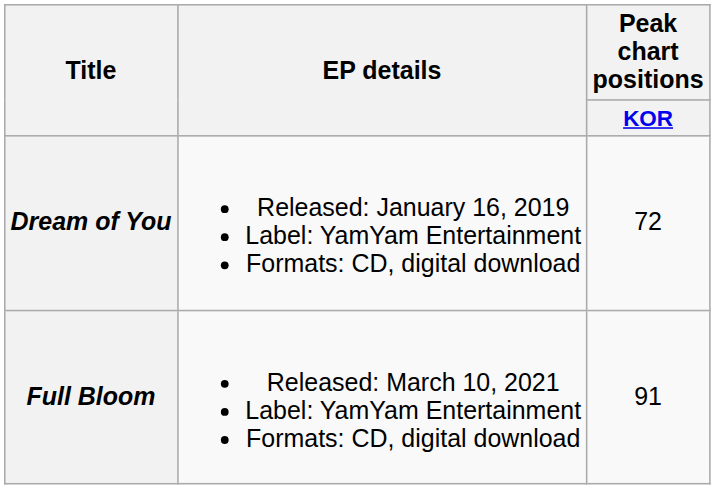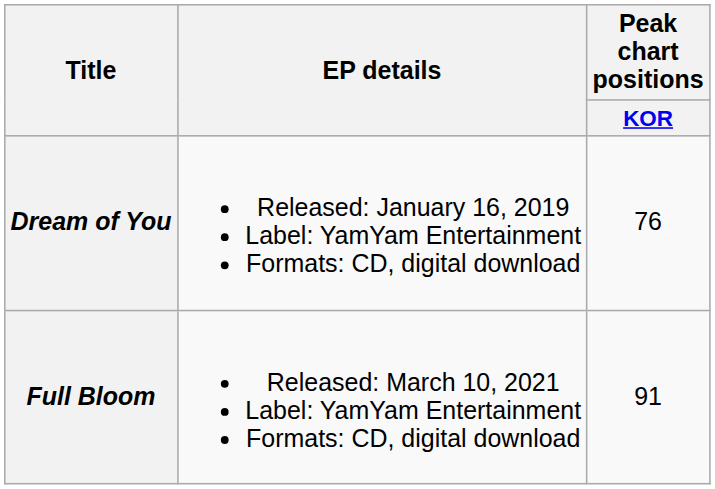(648, 222) 72 -> (648, 222) 76
